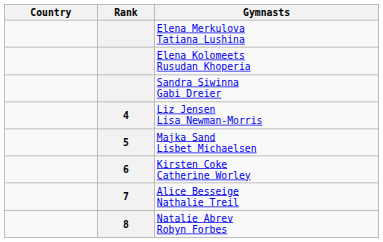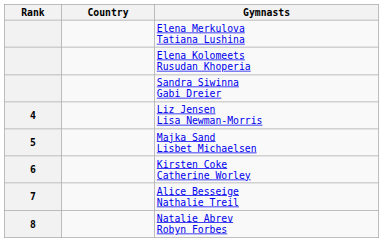columns swapped: (126, 12) <-> (51, 12)
